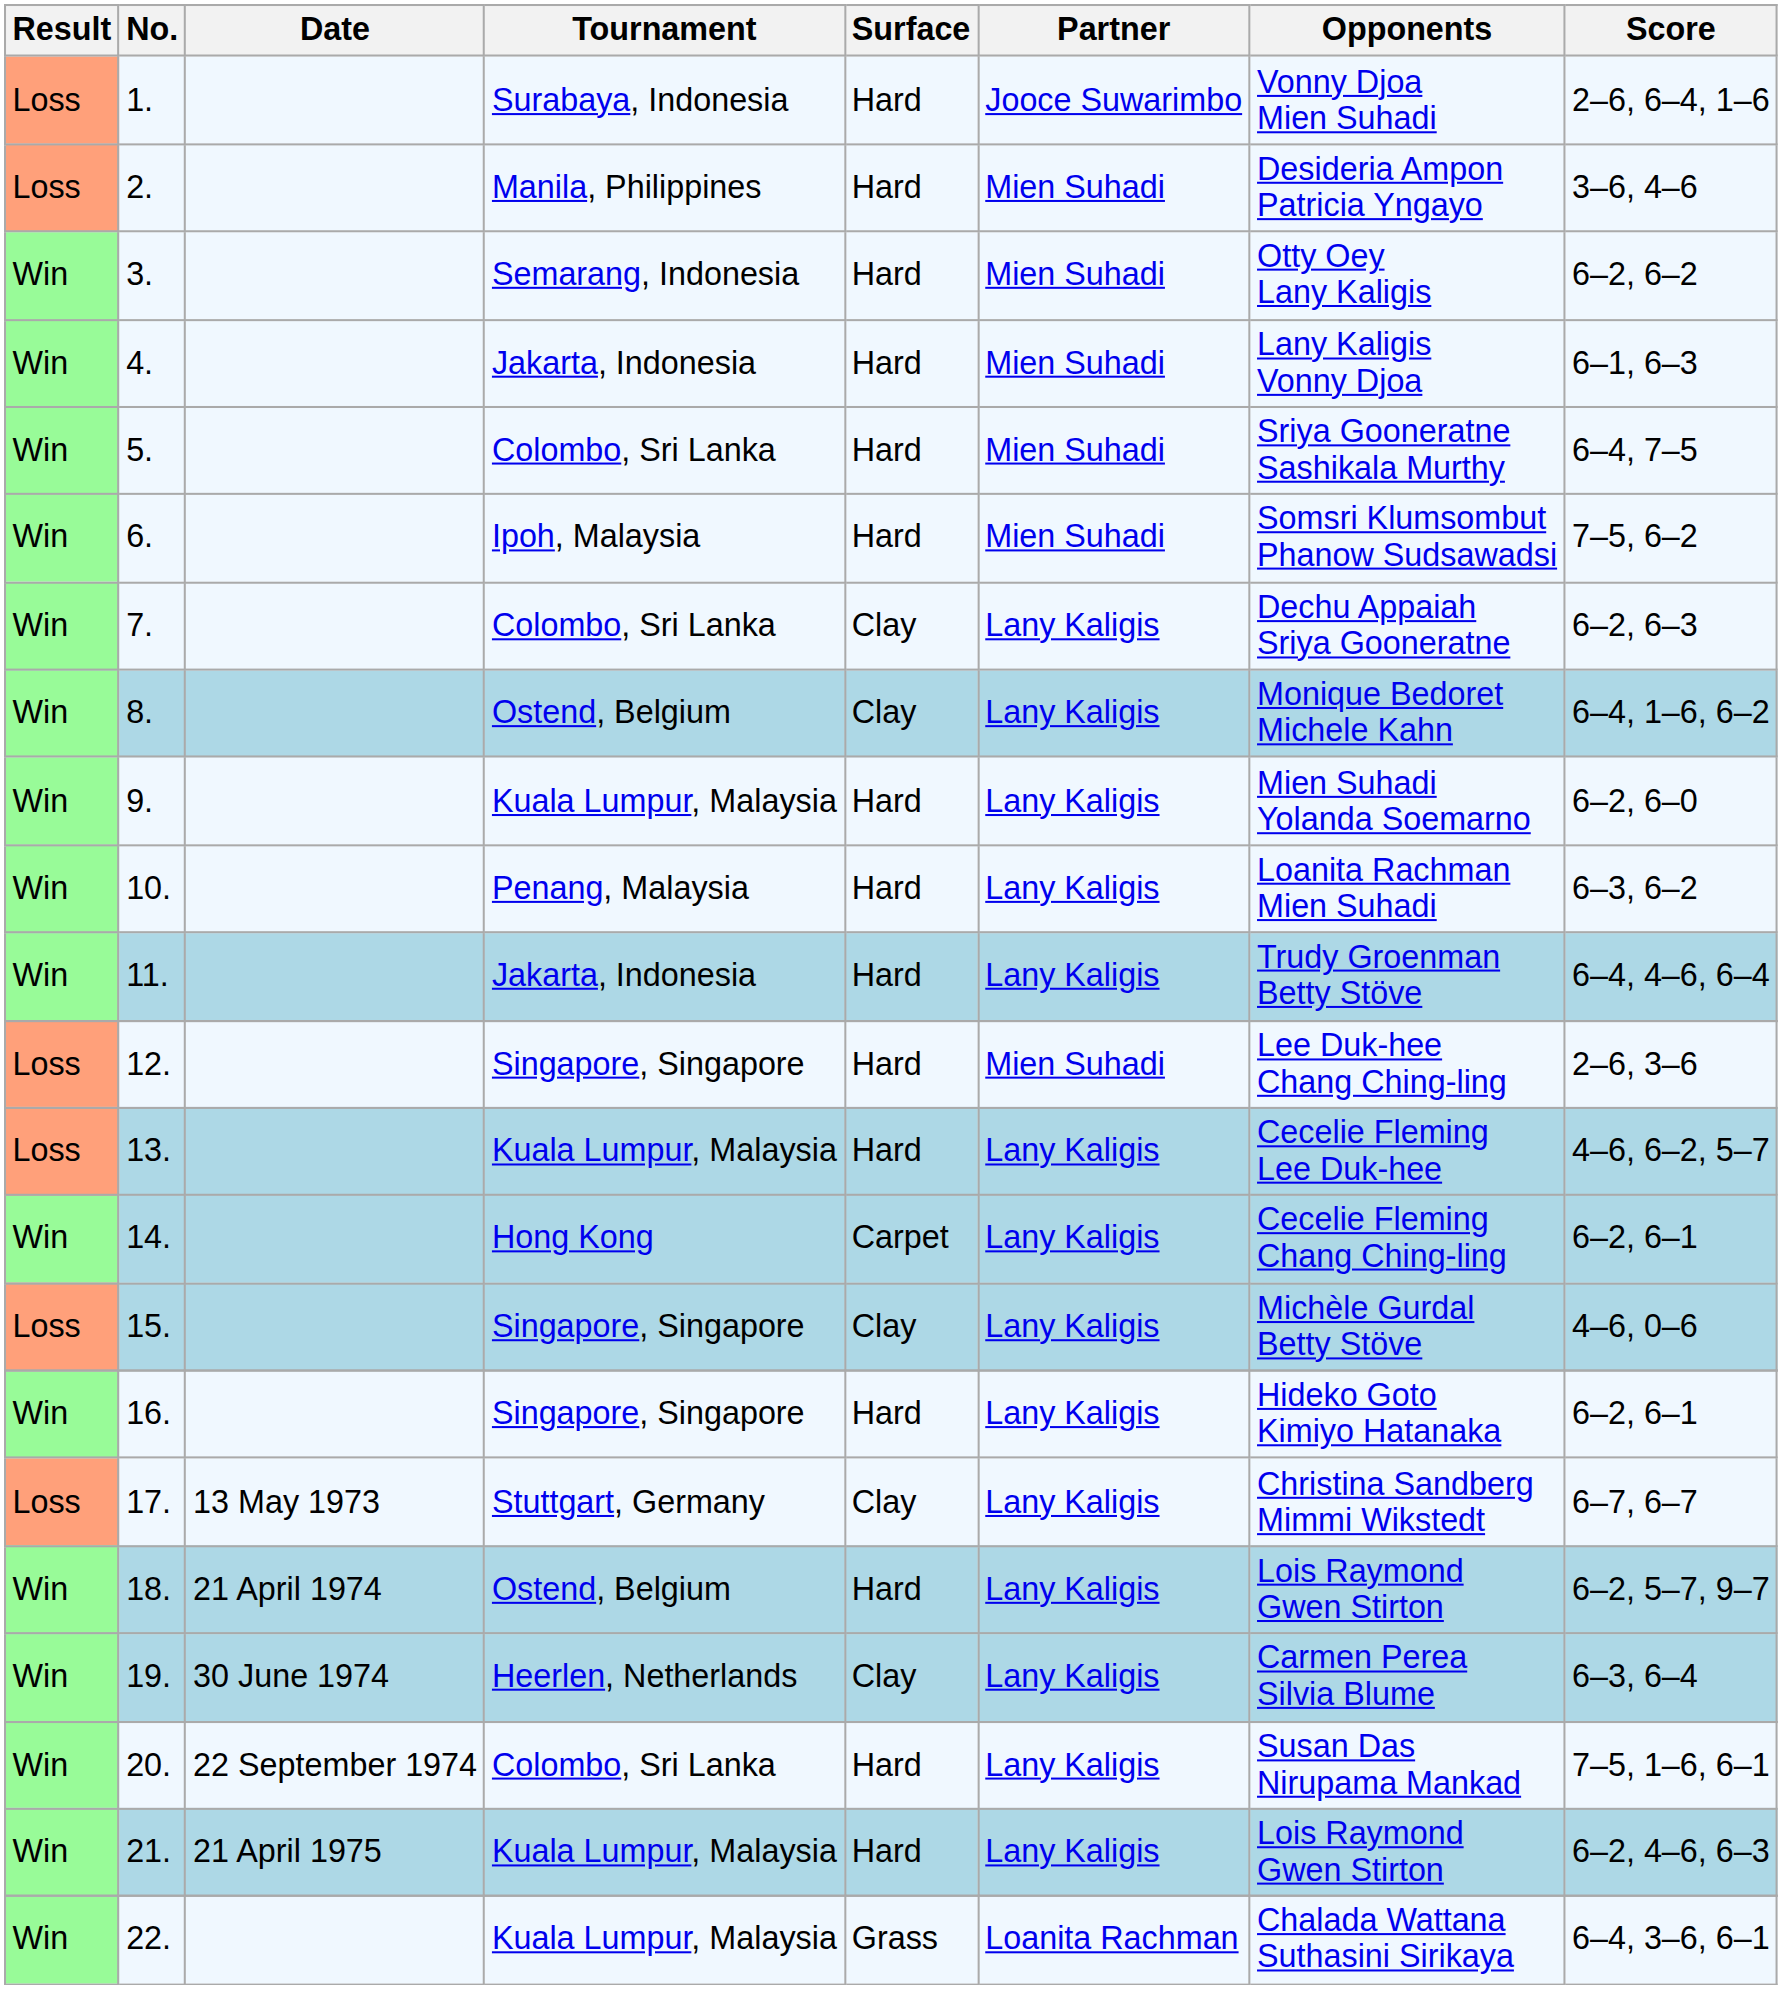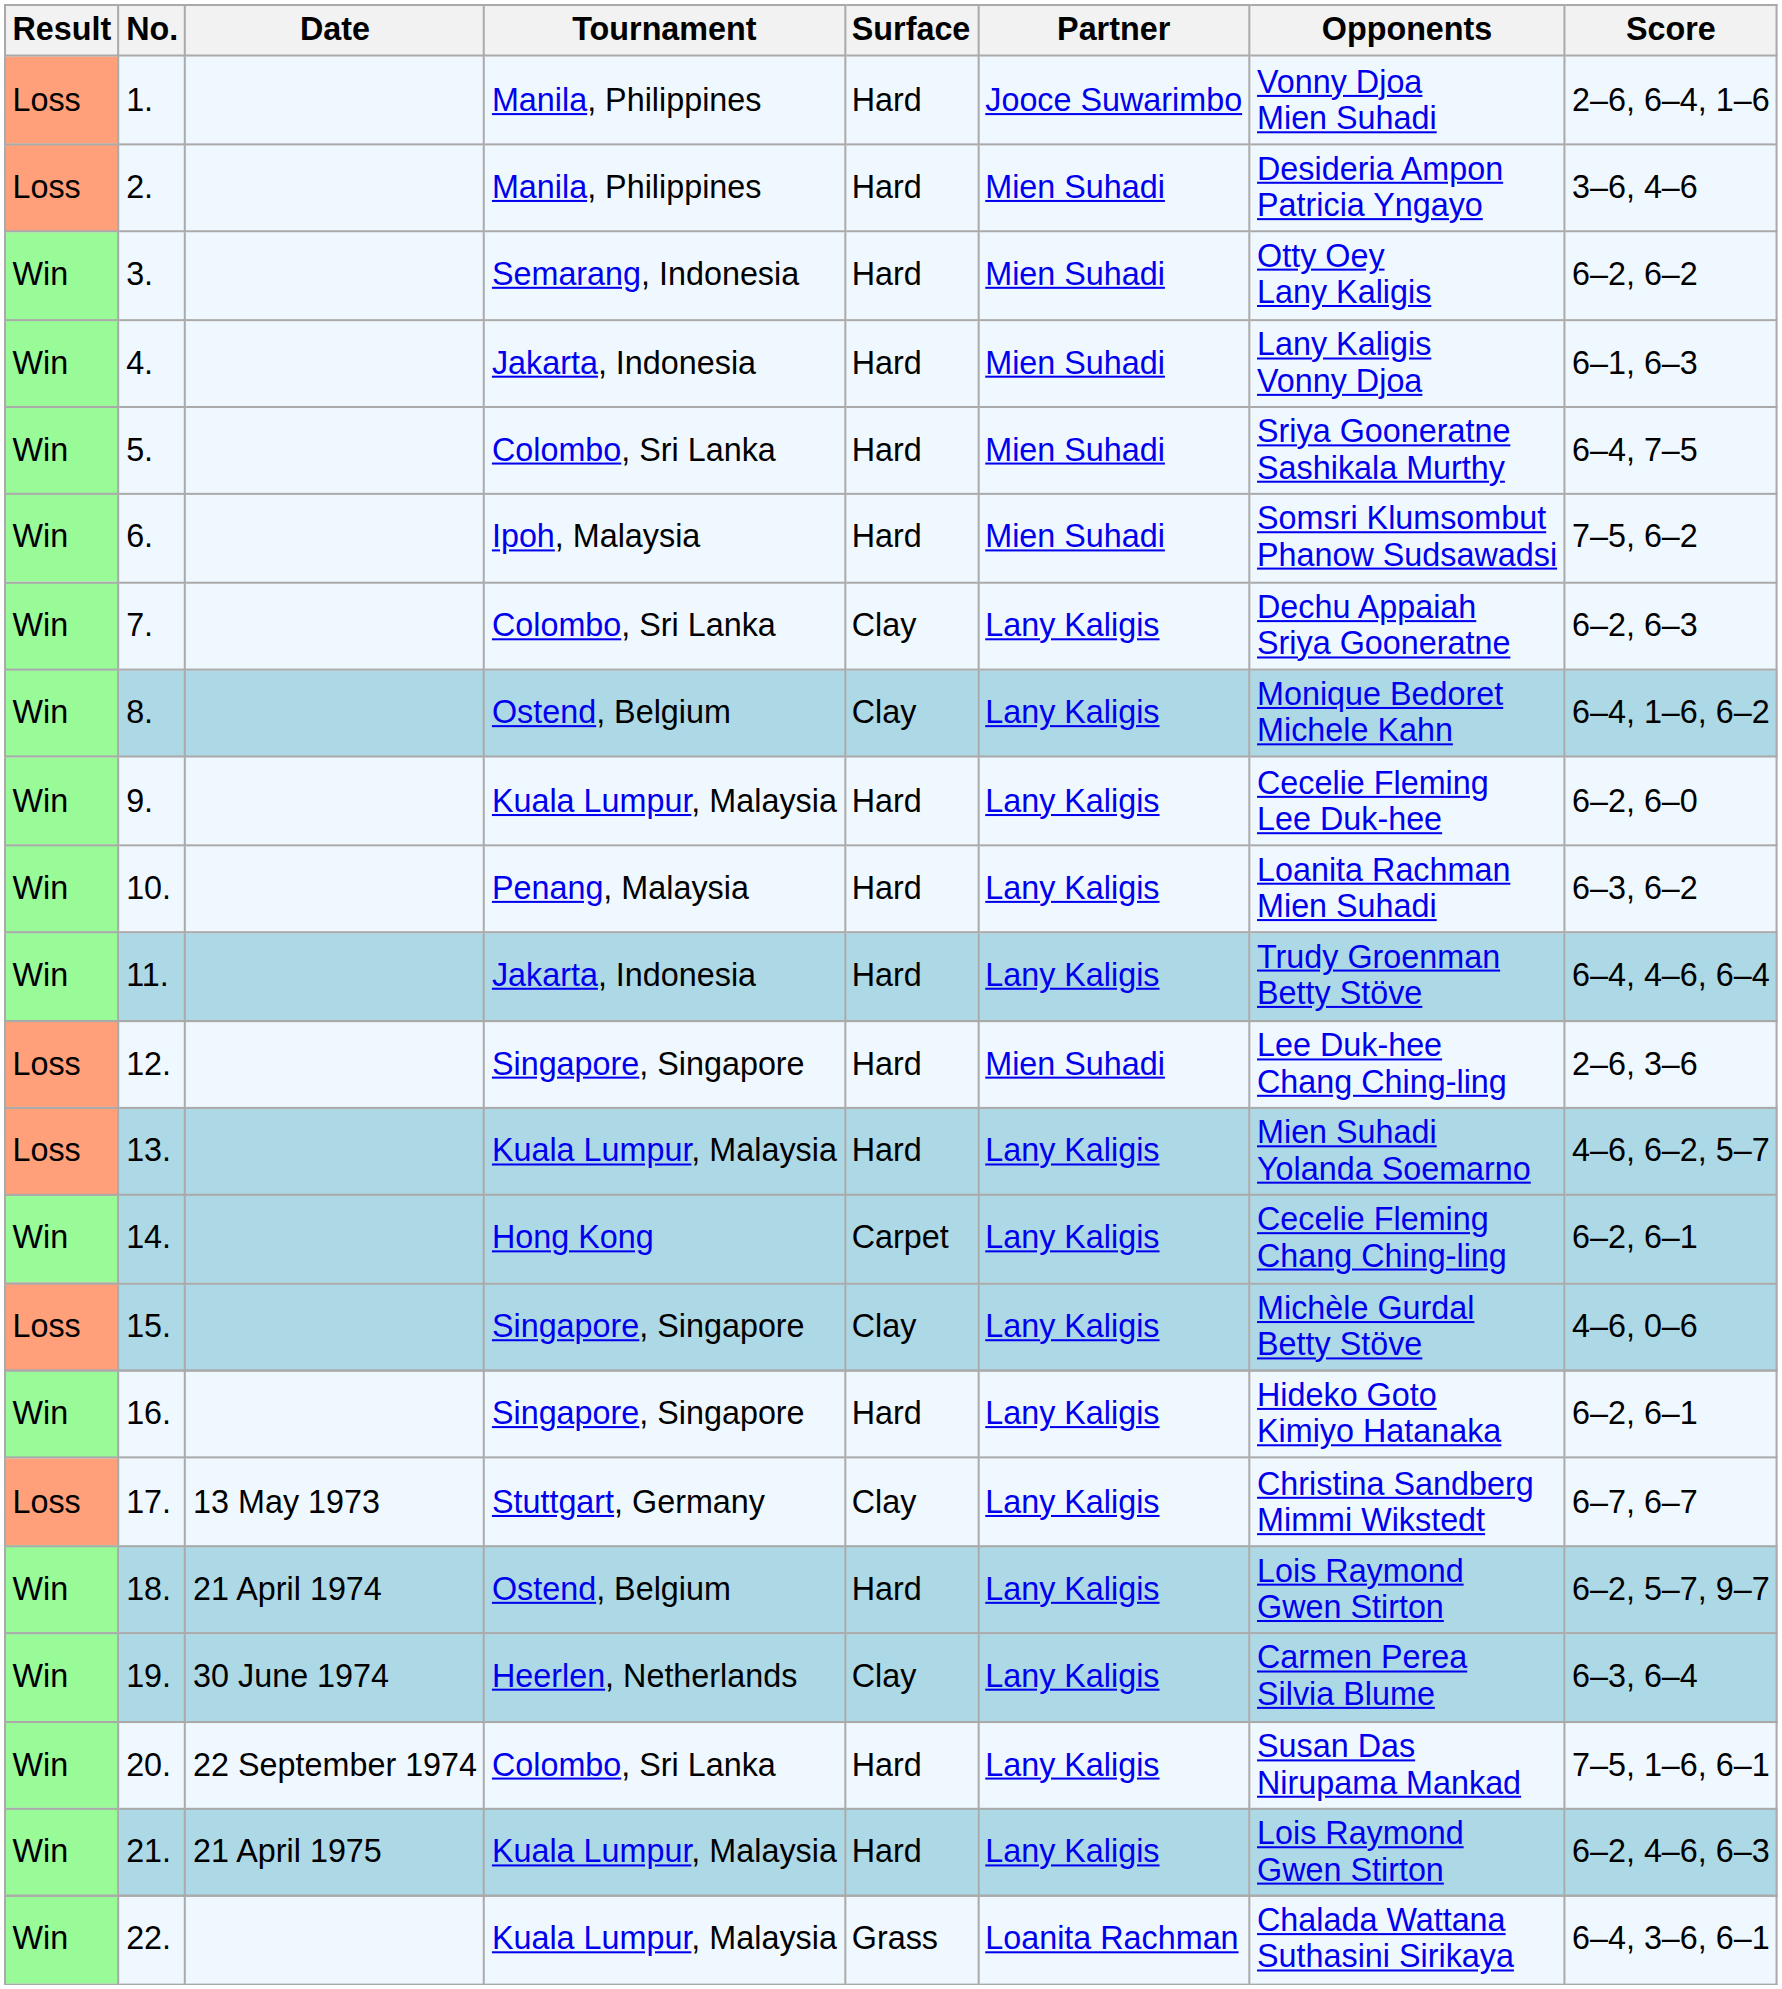(640, 99) Surabaya, Indonesia -> (627, 99) Manila, Philippines
(1394, 800) Mien Suhadi Yolanda Soemarno -> (1373, 800) Cecelie Fleming Lee Duk-hee
(1373, 1150) Cecelie Fleming Lee Duk-hee -> (1394, 1150) Mien Suhadi Yolanda Soemarno
